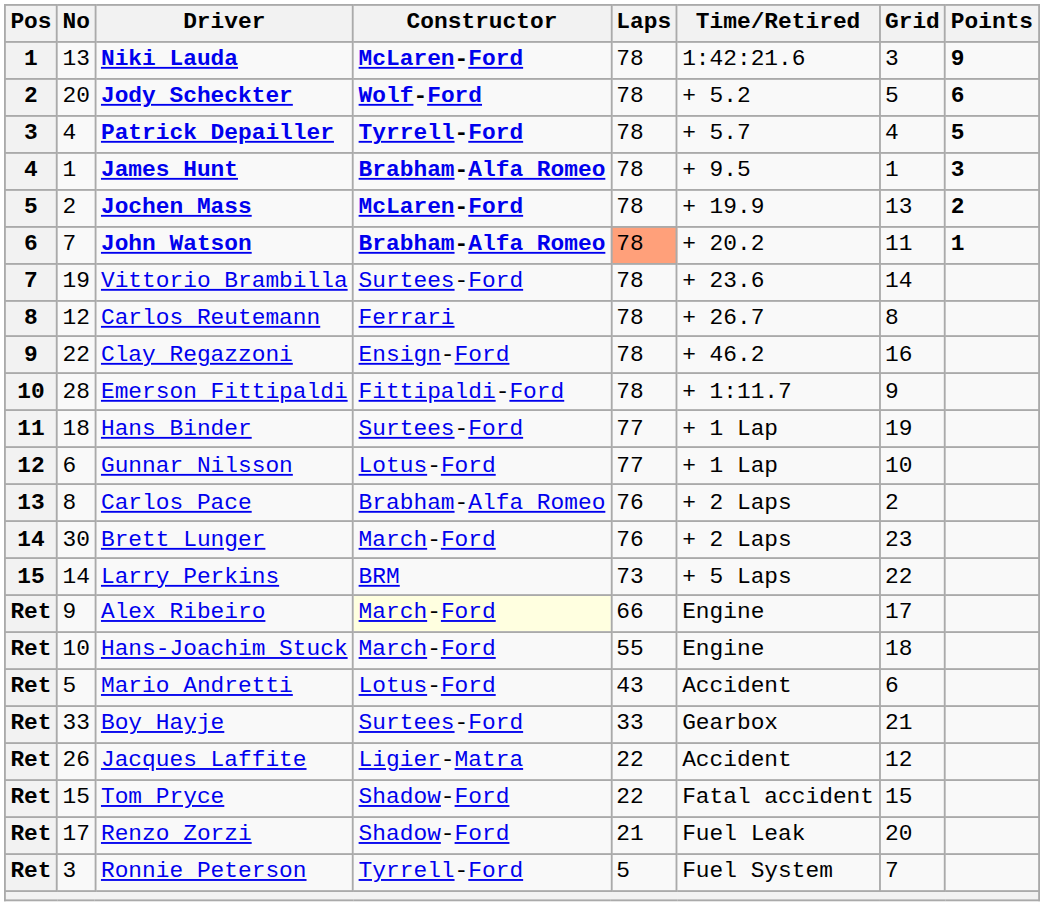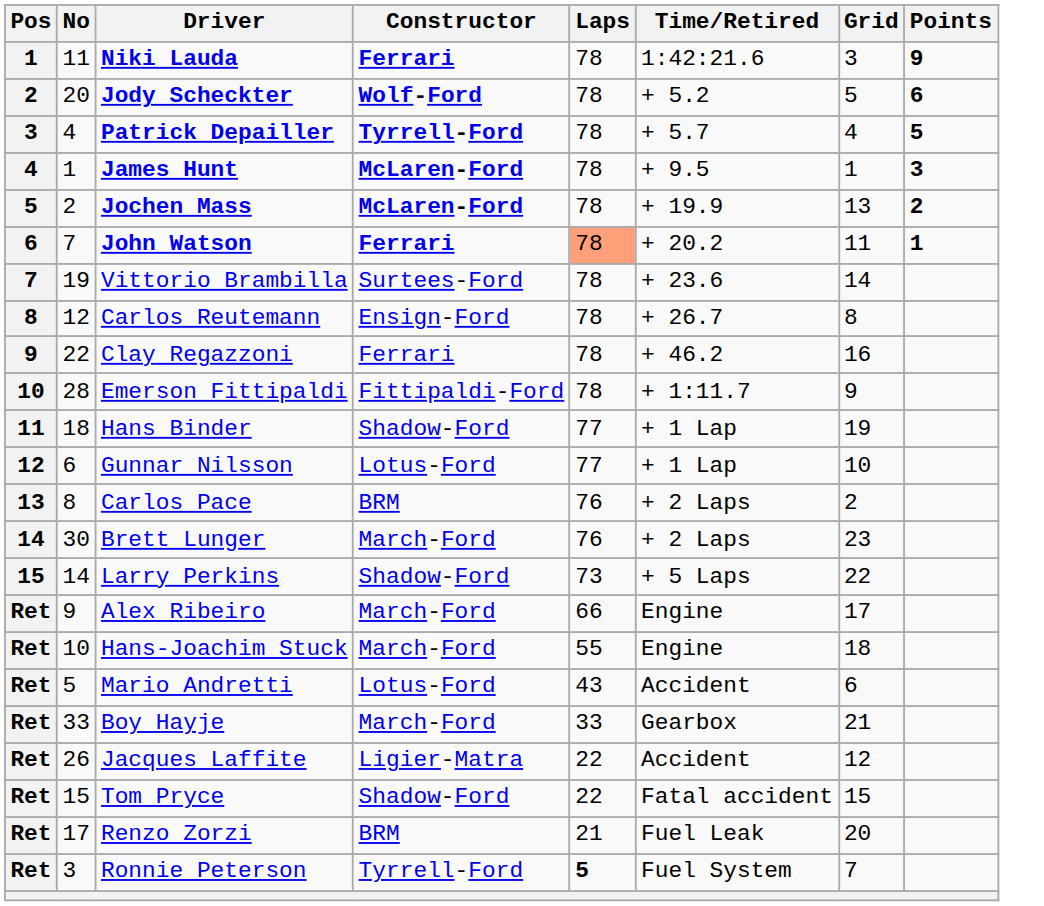(76, 61) 13 -> (76, 61) 11
(441, 61) McLaren-Ford -> (407, 61) Ferrari
(482, 171) Brabham-Alfa Romeo -> (441, 171) McLaren-Ford
(482, 245) Brabham-Alfa Romeo -> (407, 245) Ferrari
(407, 319) Ferrari -> (434, 319) Ensign-Ford
(434, 356) Ensign-Ford -> (407, 356) Ferrari
(441, 429) Surtees-Ford -> (434, 429) Shadow-Ford
(482, 503) Brabham-Alfa Romeo -> (379, 503) BRM
(379, 577) BRM -> (434, 577) Shadow-Ford
(427, 614) lightyellow background -> (427, 614) no background
(441, 725) Surtees-Ford -> (427, 725) March-Ford
(434, 835) Shadow-Ford -> (379, 835) BRM
(623, 872) normal -> (582, 872) bold
